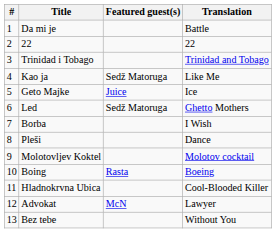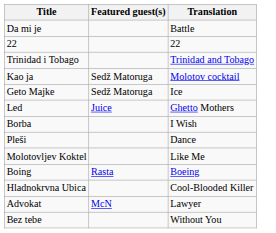- column: (12, 12)
(202, 76) Like Me -> (205, 76) Molotov cocktail
(116, 92) Juice -> (122, 92) Sedž Matoruga
(136, 108) Sedž Matoruga -> (101, 108) Juice
(220, 156) Molotov cocktail -> (188, 156) Like Me
